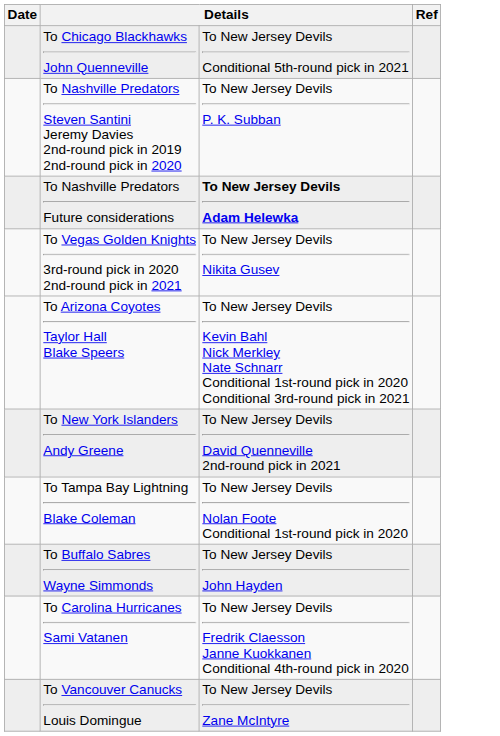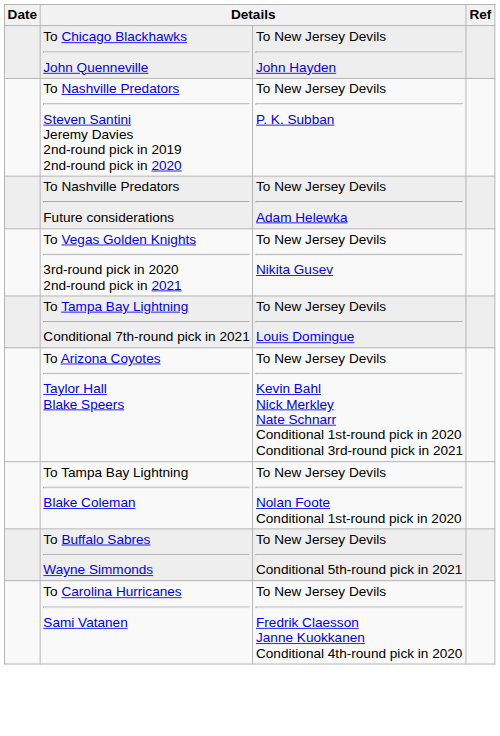(306, 52) To New Jersey Devils Conditional 5th-round pick in 2021 -> (360, 52) To New Jersey Devils John Hayden
(306, 202) bold -> (360, 202) normal
+ row: (147, 322)
- row: (120, 435)
(306, 570) To New Jersey Devils John Hayden -> (360, 555) To New Jersey Devils Conditional 5th-round pick in 2021
- row: (120, 705)
